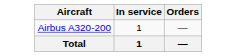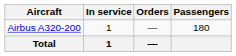+ column: (201, 12)
